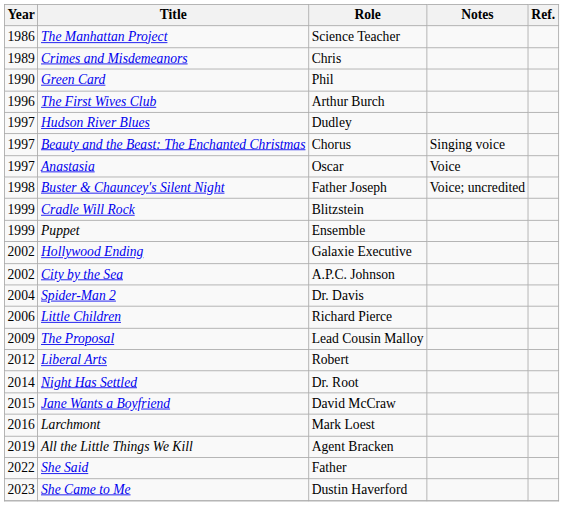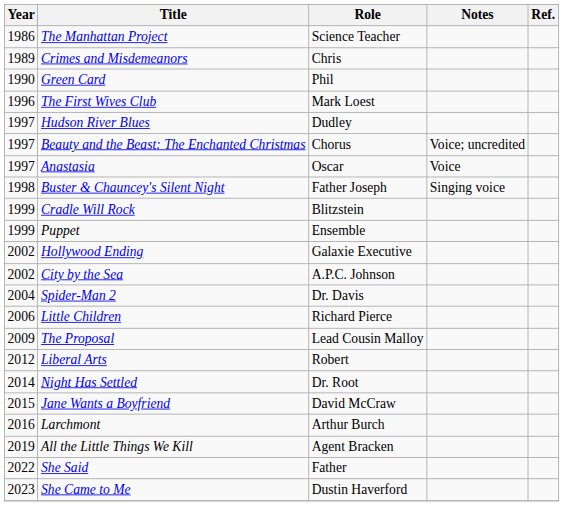(348, 101) Arthur Burch -> (343, 101) Mark Loest
(467, 144) Singing voice -> (477, 144) Voice; uncredited
(477, 187) Voice; uncredited -> (467, 187) Singing voice
(343, 425) Mark Loest -> (348, 425) Arthur Burch
